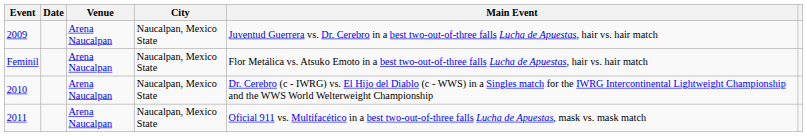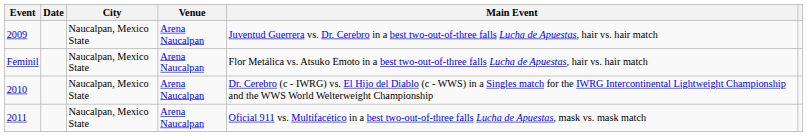columns swapped: (180, 12) <-> (100, 12)
